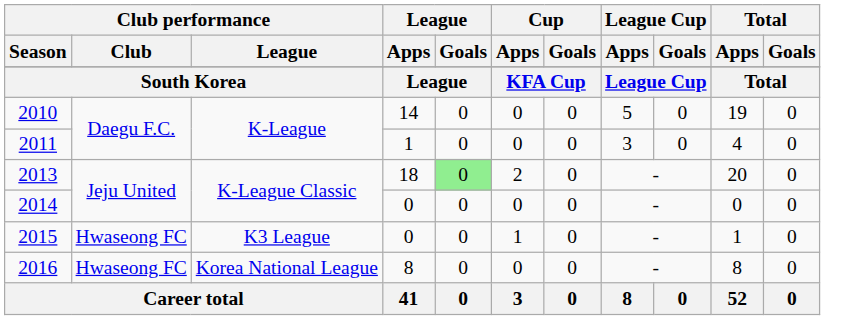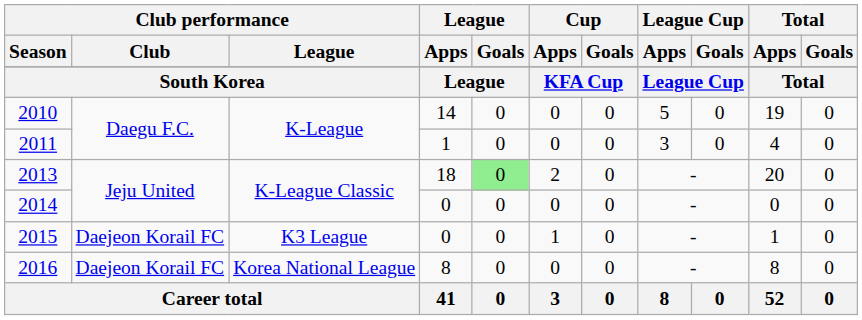(131, 236) Hwaseong FC -> (150, 236) Daejeon Korail FC
(131, 267) Hwaseong FC -> (150, 267) Daejeon Korail FC
